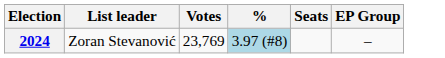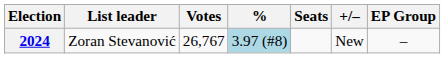+ column: (350, 16)
(204, 40) 23,769 -> (204, 40) 26,767
